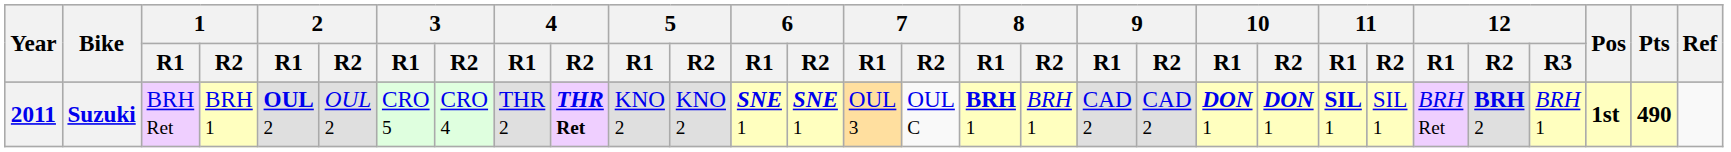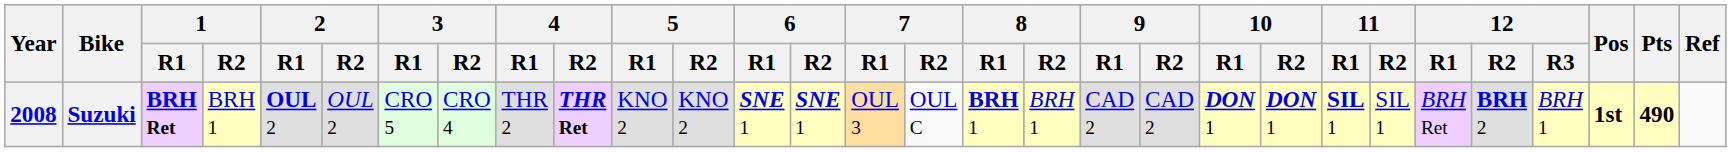(33, 114) 2011 -> (33, 114) 2008
(170, 114) normal -> (172, 114) bold
